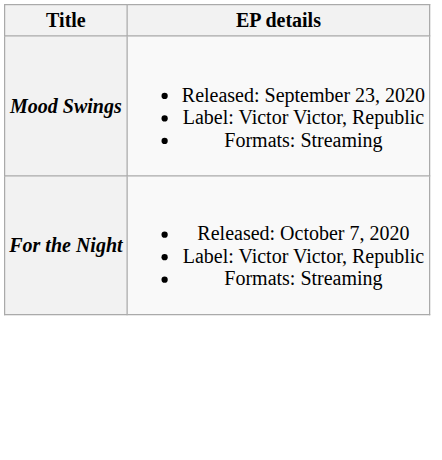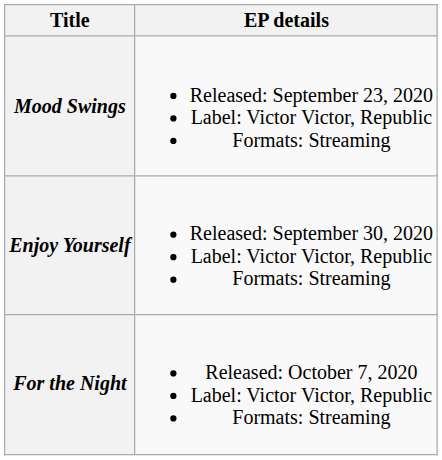+ row: (70, 245)
